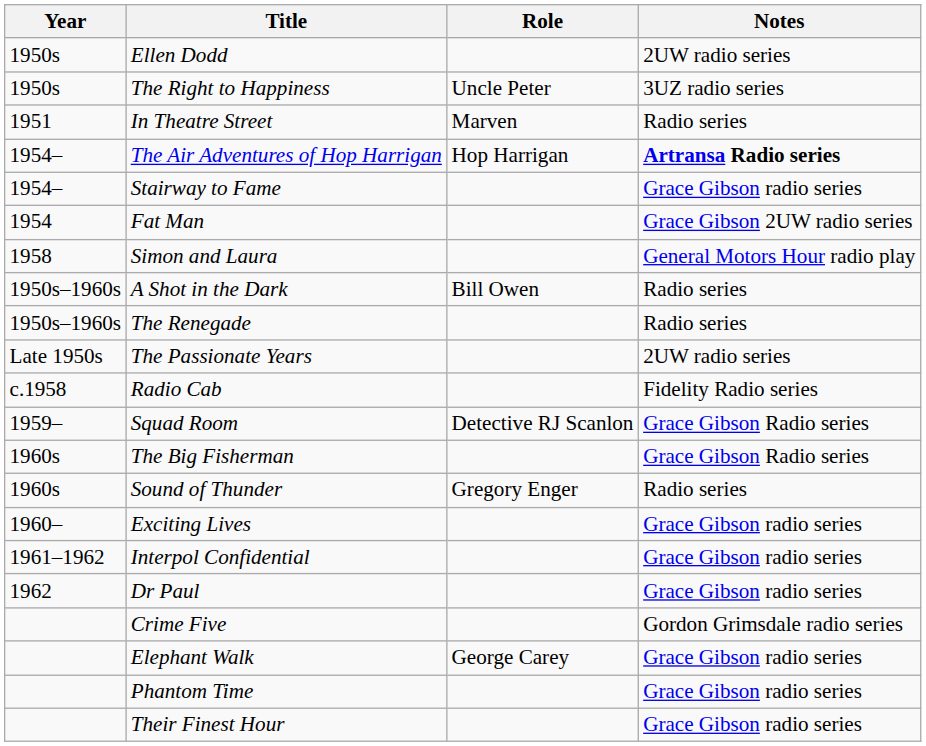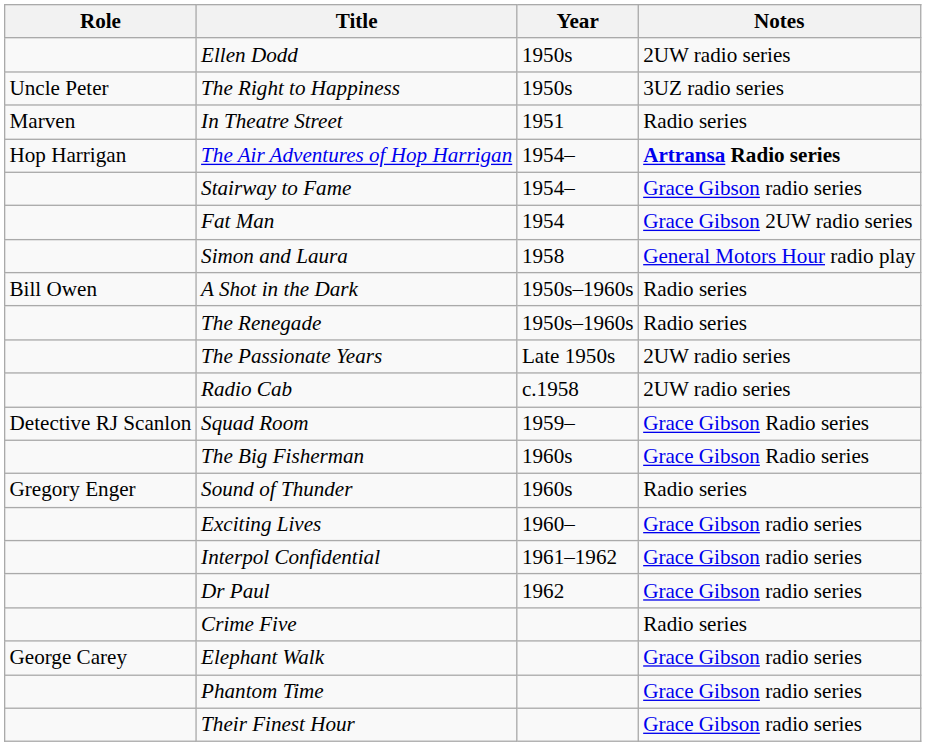columns swapped: (65, 21) <-> (543, 21)
(731, 389) Fidelity Radio series -> (717, 389) 2UW radio series
(773, 624) Gordon Grimsdale radio series -> (695, 624) Radio series
